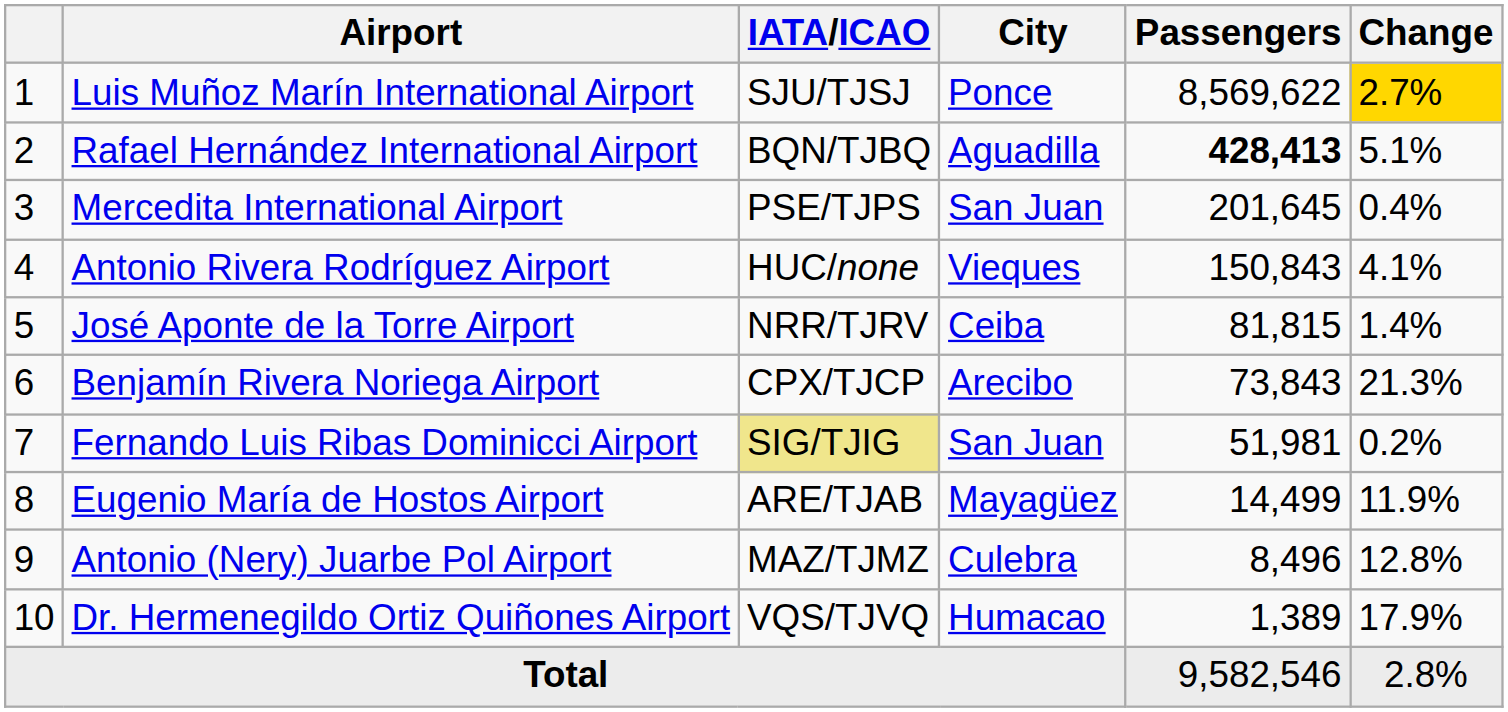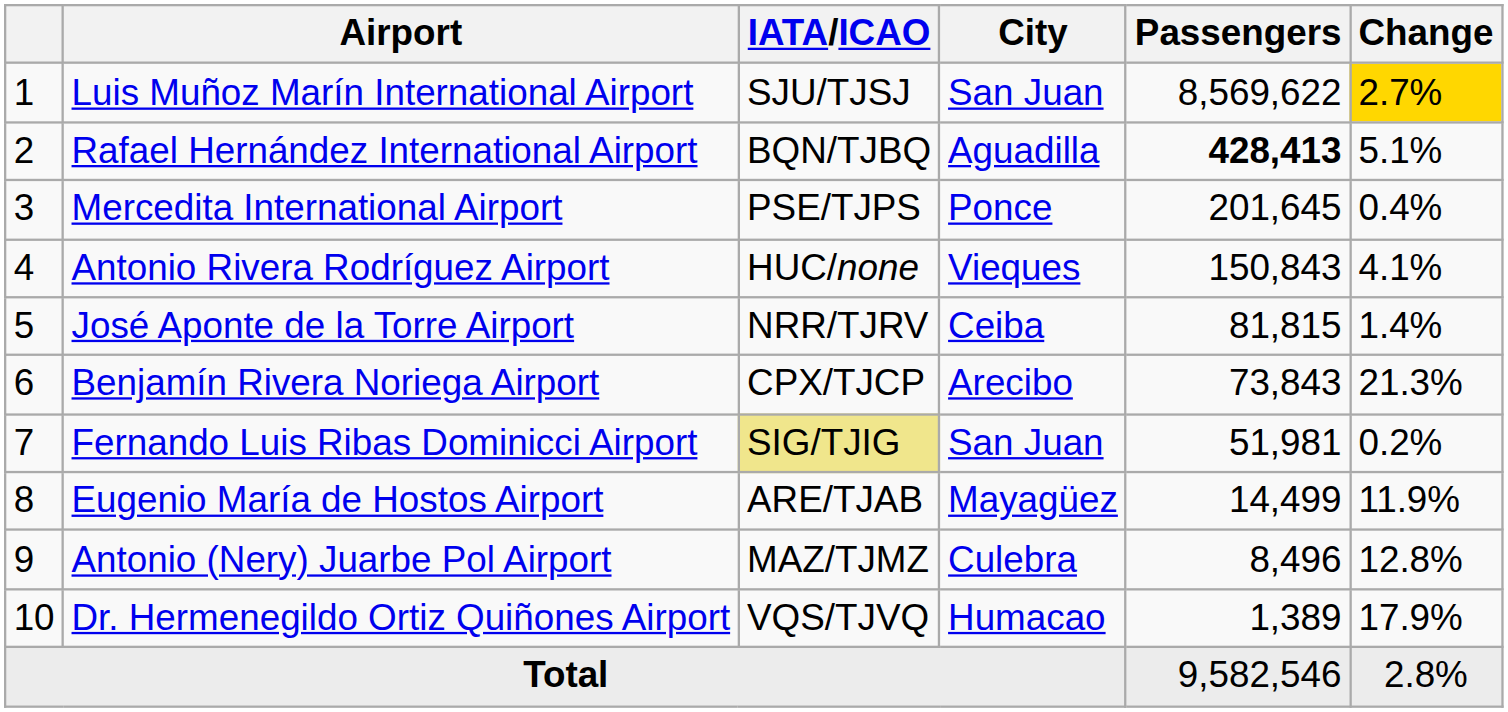(1000, 92) Ponce -> (1026, 92) San Juan
(1026, 208) San Juan -> (1000, 208) Ponce
